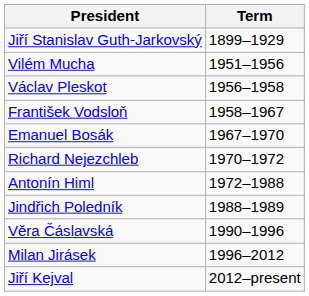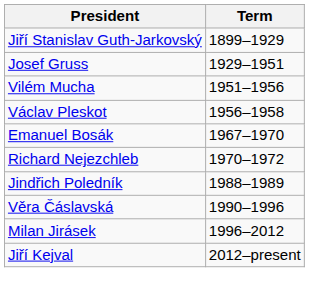+ row: (48, 64)
- row: (68, 111)
- row: (51, 183)
